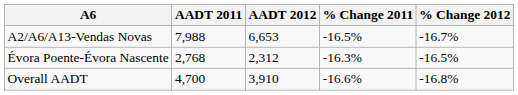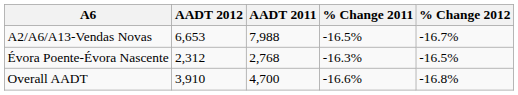columns swapped: (209, 15) <-> (283, 15)
